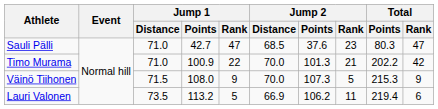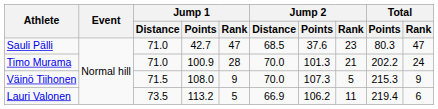(234, 63) 22 -> (234, 63) 28
(418, 63) 42 -> (418, 63) 24
